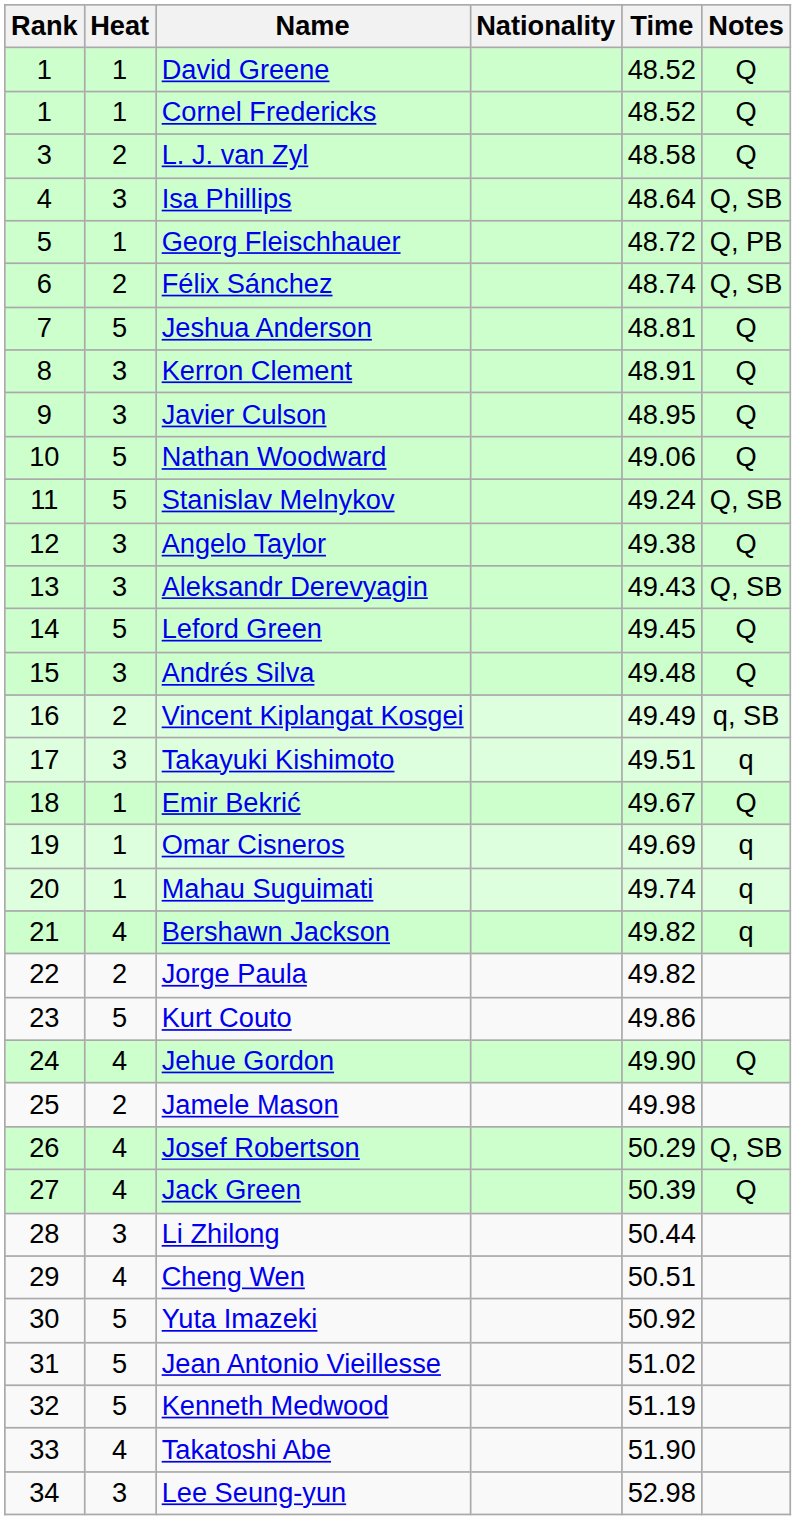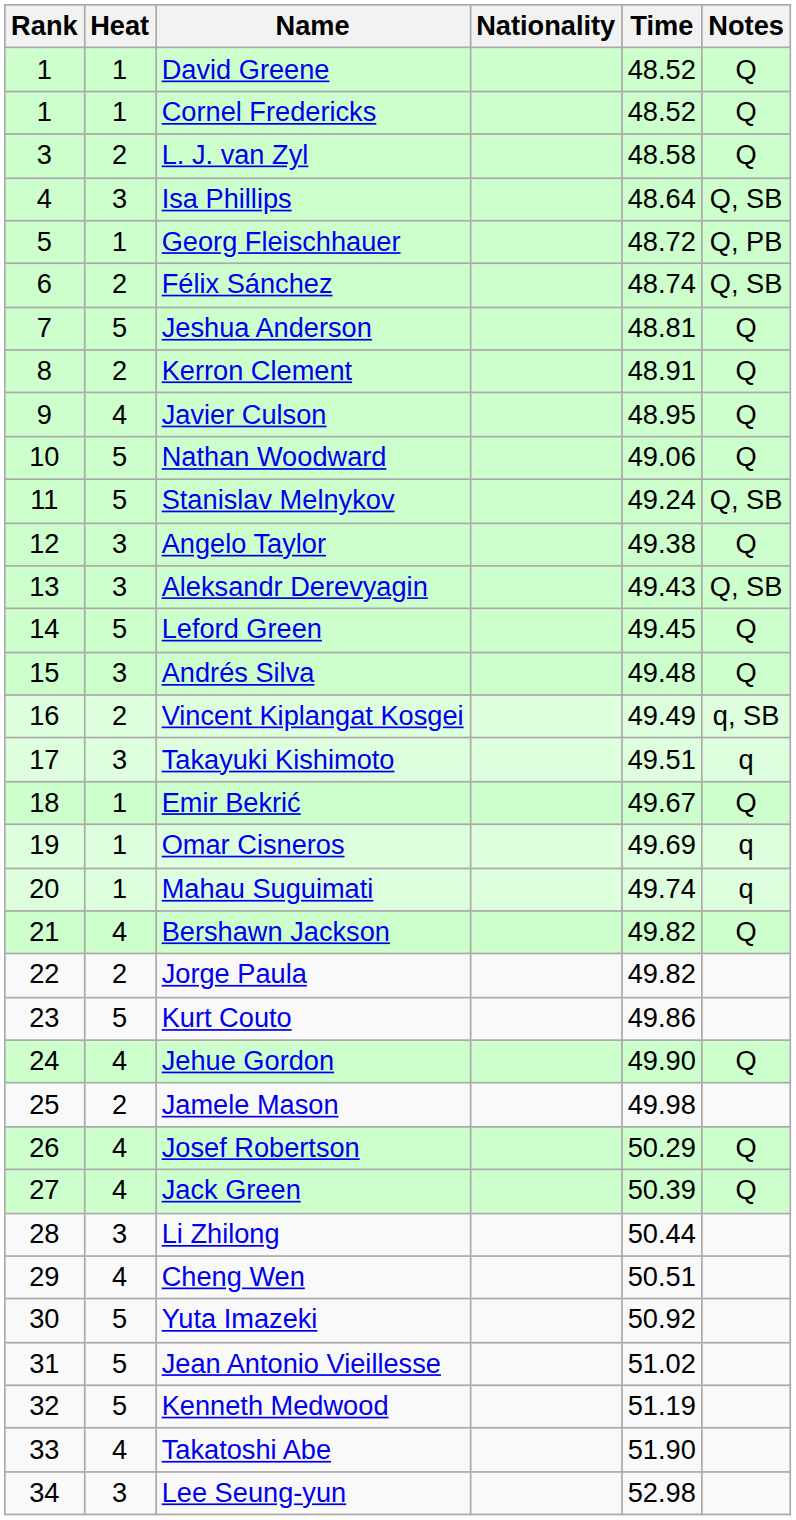(120, 371) 3 -> (120, 371) 2
(120, 414) 3 -> (120, 414) 4
(746, 931) q -> (746, 931) Q
(746, 1147) Q, SB -> (746, 1147) Q
